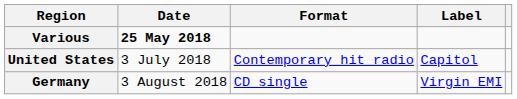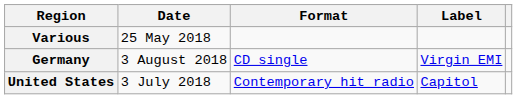(166, 38) bold -> (166, 38) normal
rows swapped: (61, 60) <-> (61, 82)
